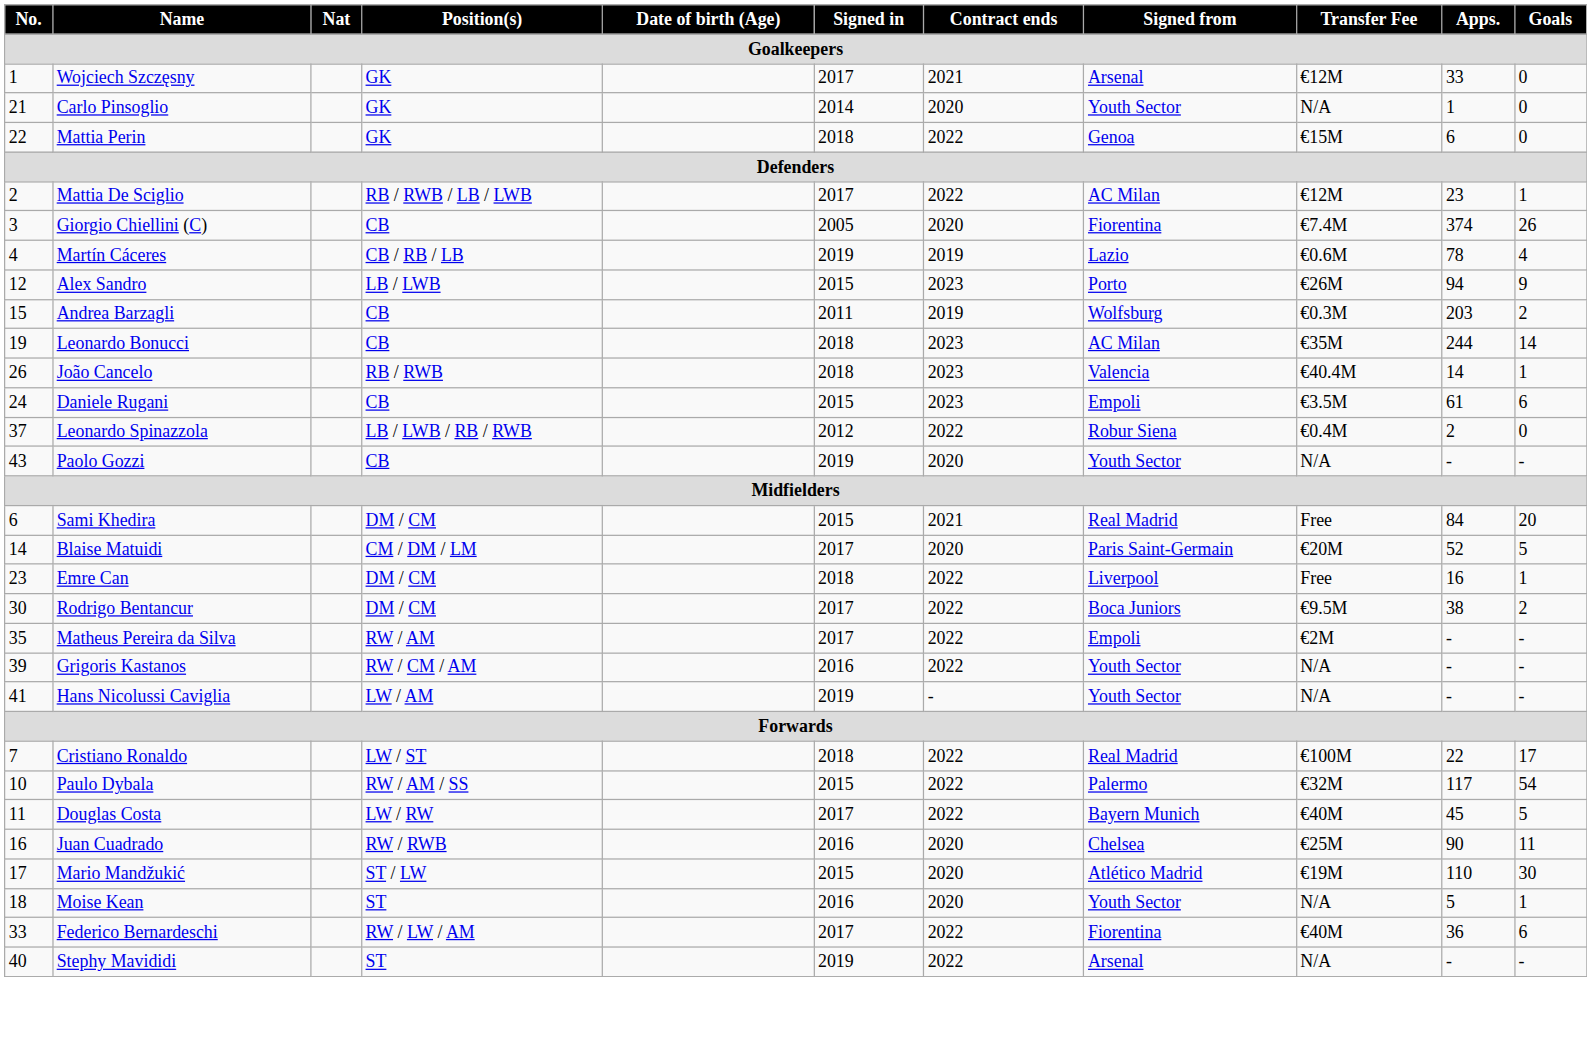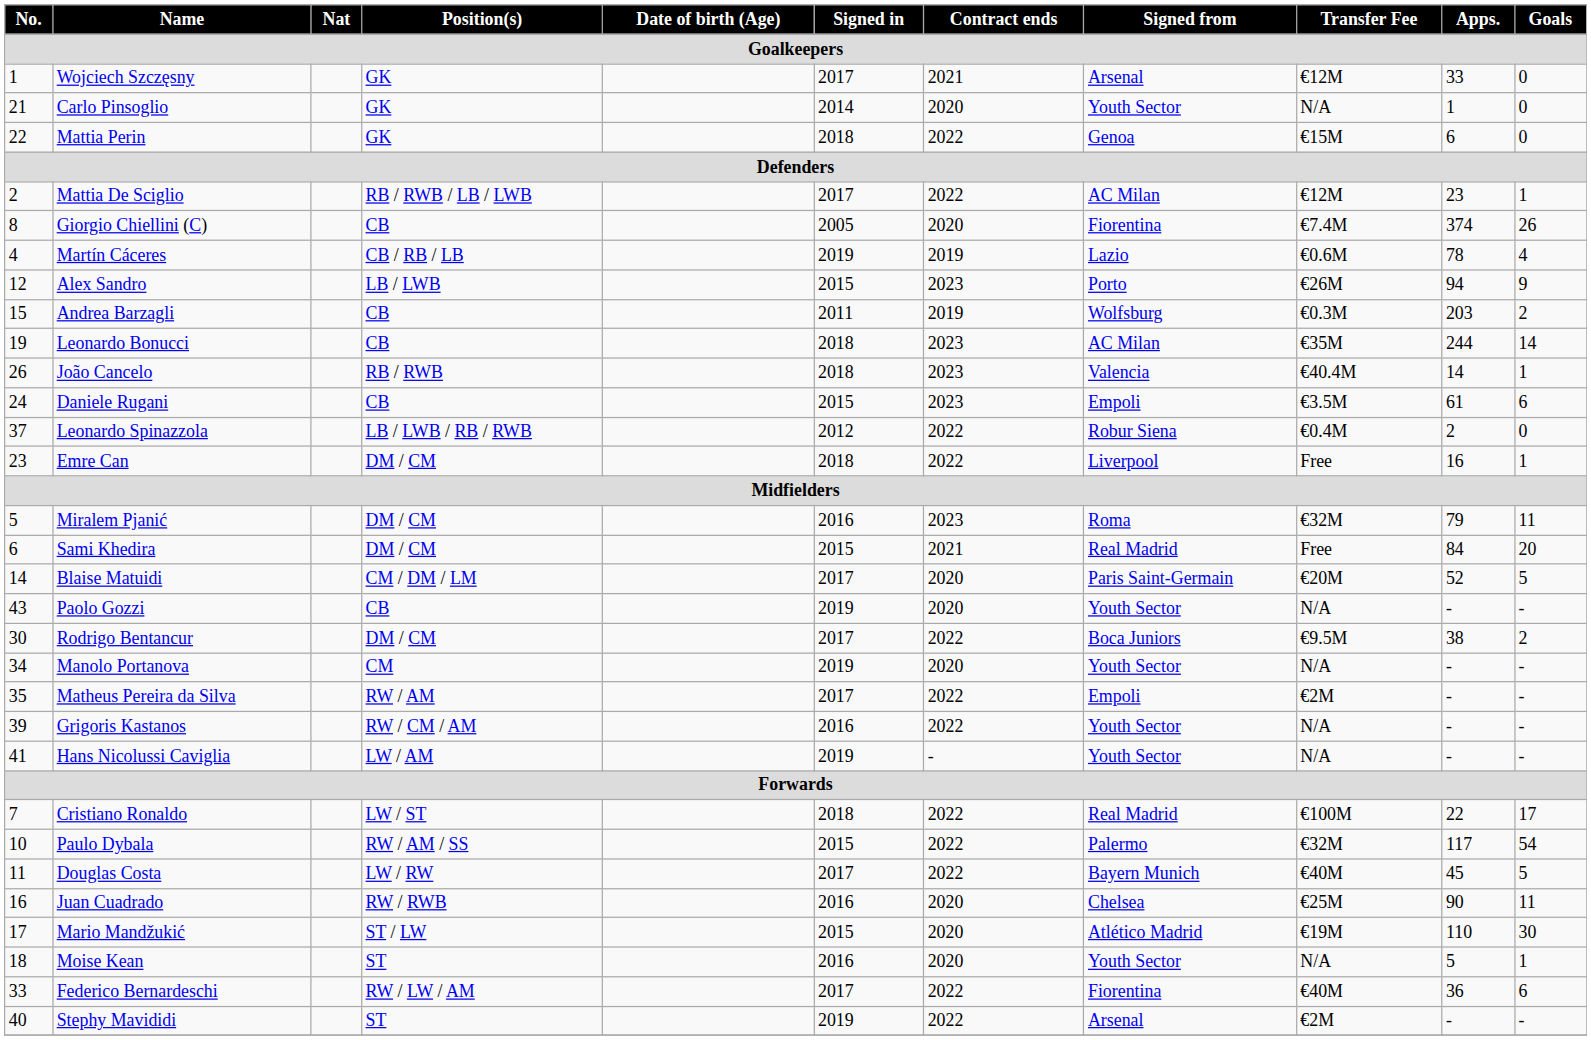(13, 225) 3 -> (13, 225) 8
rows swapped: (101, 461) <-> (93, 579)
+ row: (112, 520)
+ row: (123, 667)
(1316, 962) N/A -> (1317, 1020) €2M
